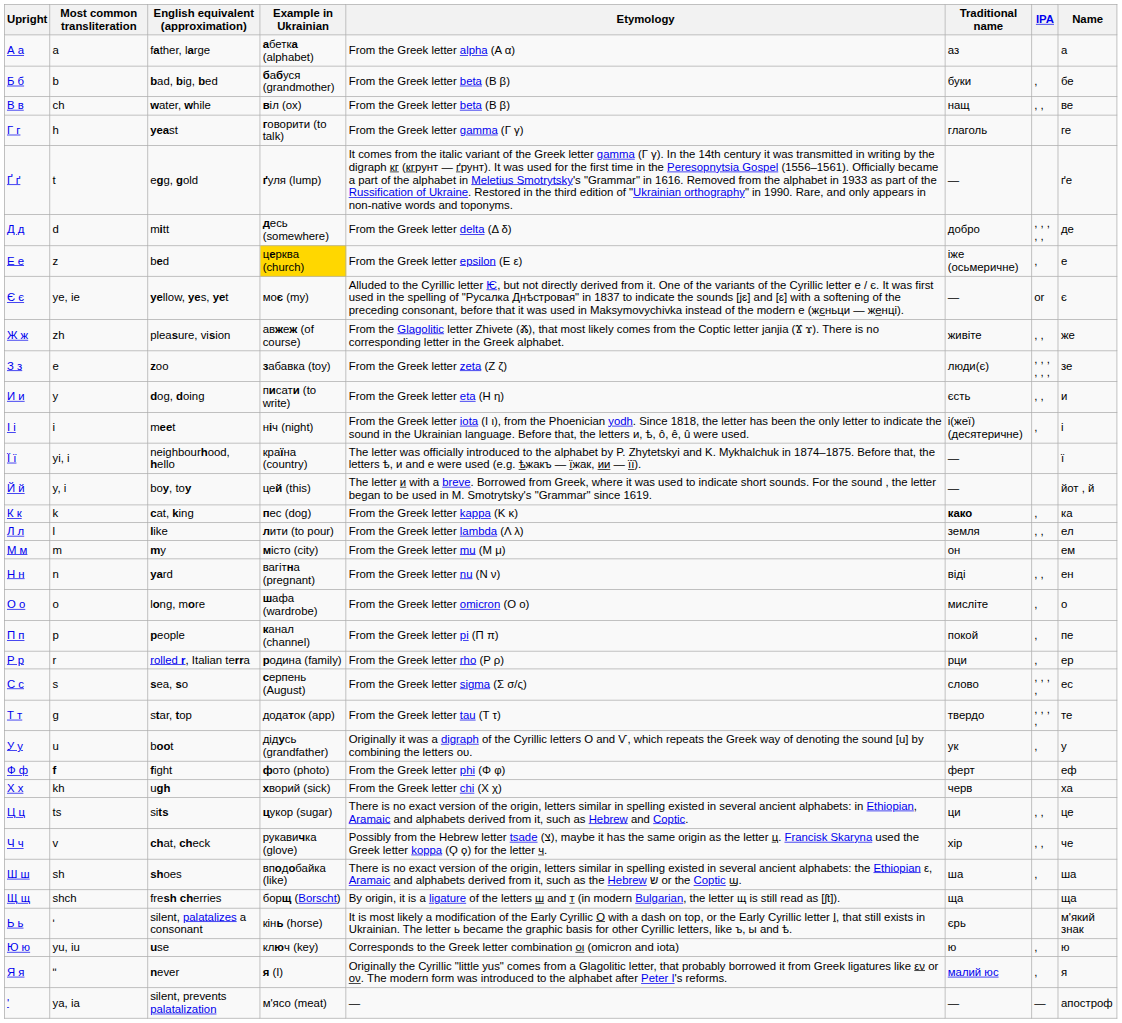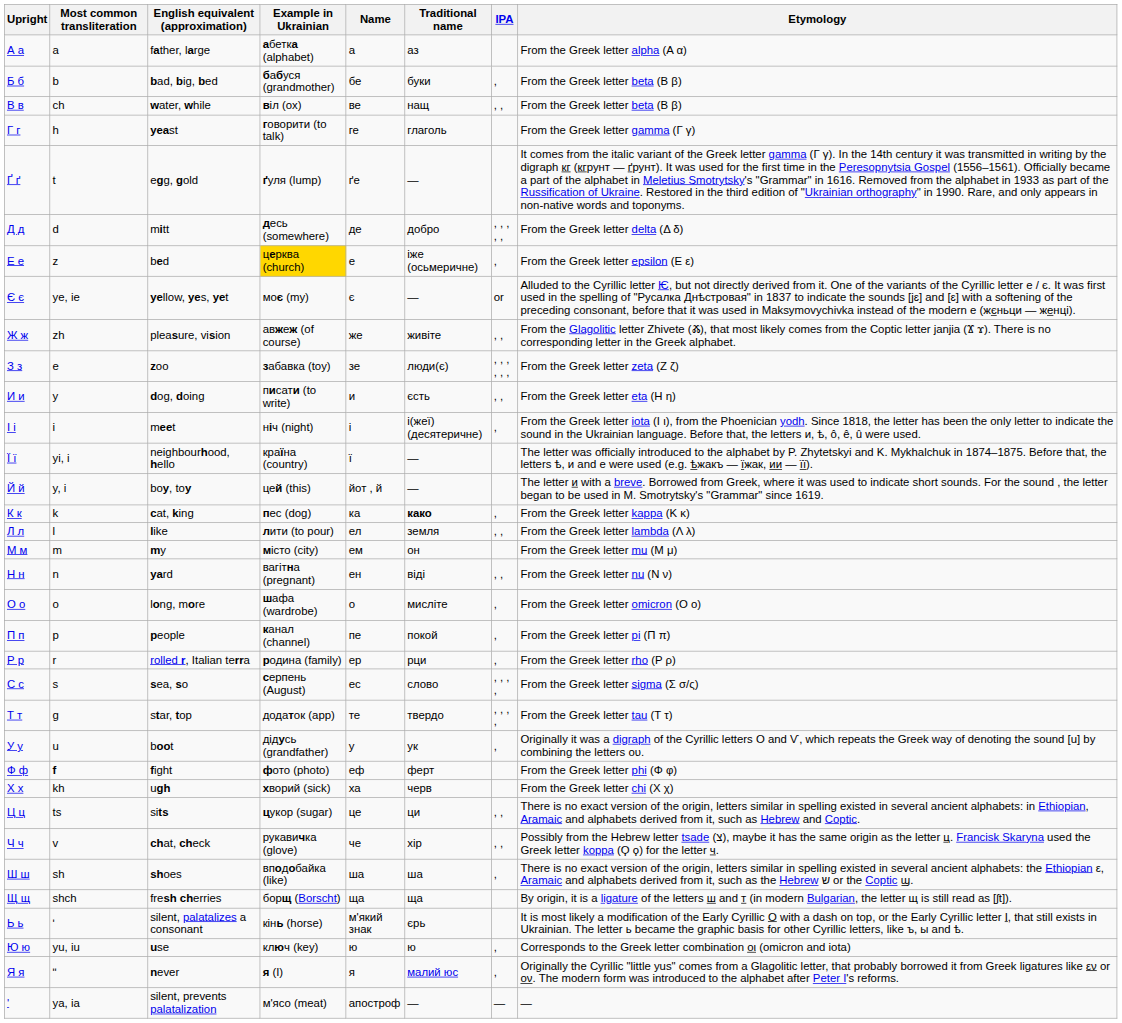columns swapped: (1088, 19) <-> (646, 19)
